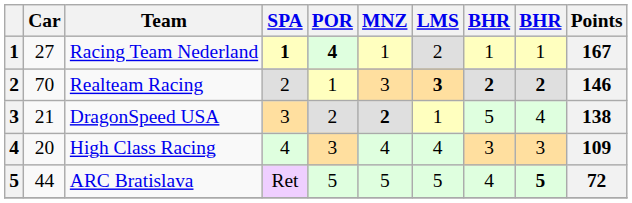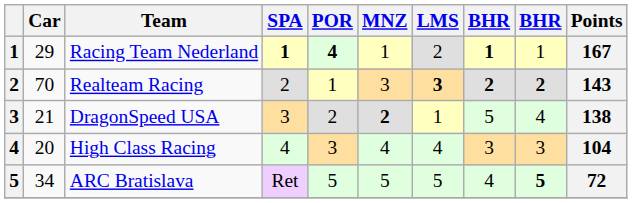(44, 52) 27 -> (44, 52) 29
(489, 52) normal -> (489, 52) bold
(597, 84) 146 -> (597, 84) 143
(597, 148) 109 -> (597, 148) 104
(44, 180) 44 -> (44, 180) 34
